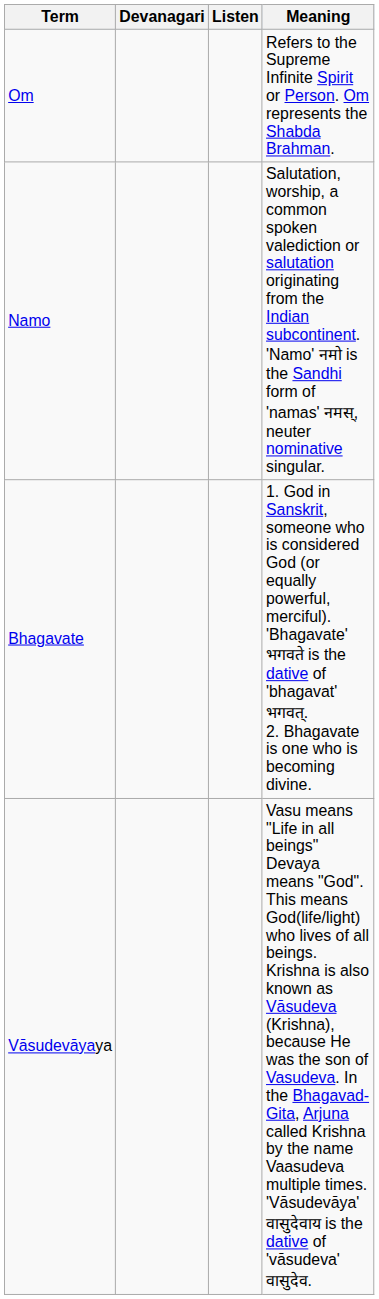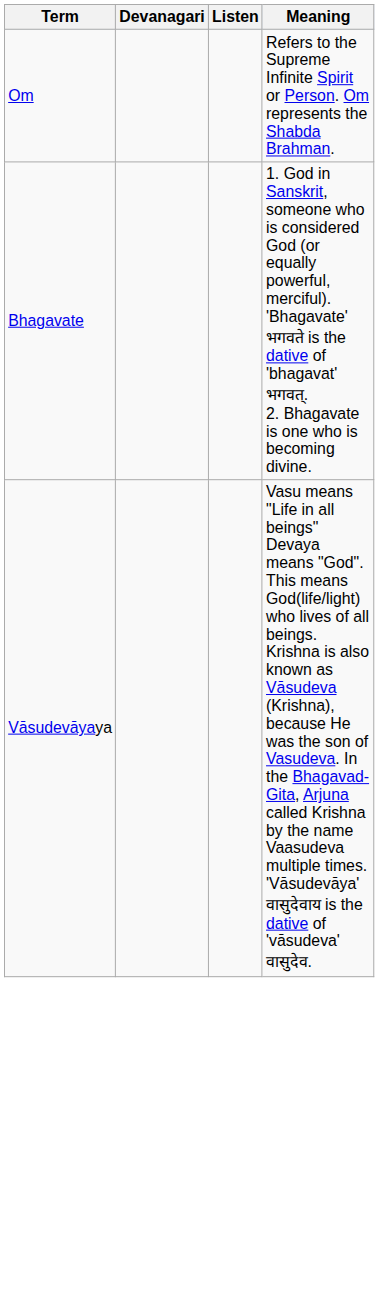- row: (29, 320)
